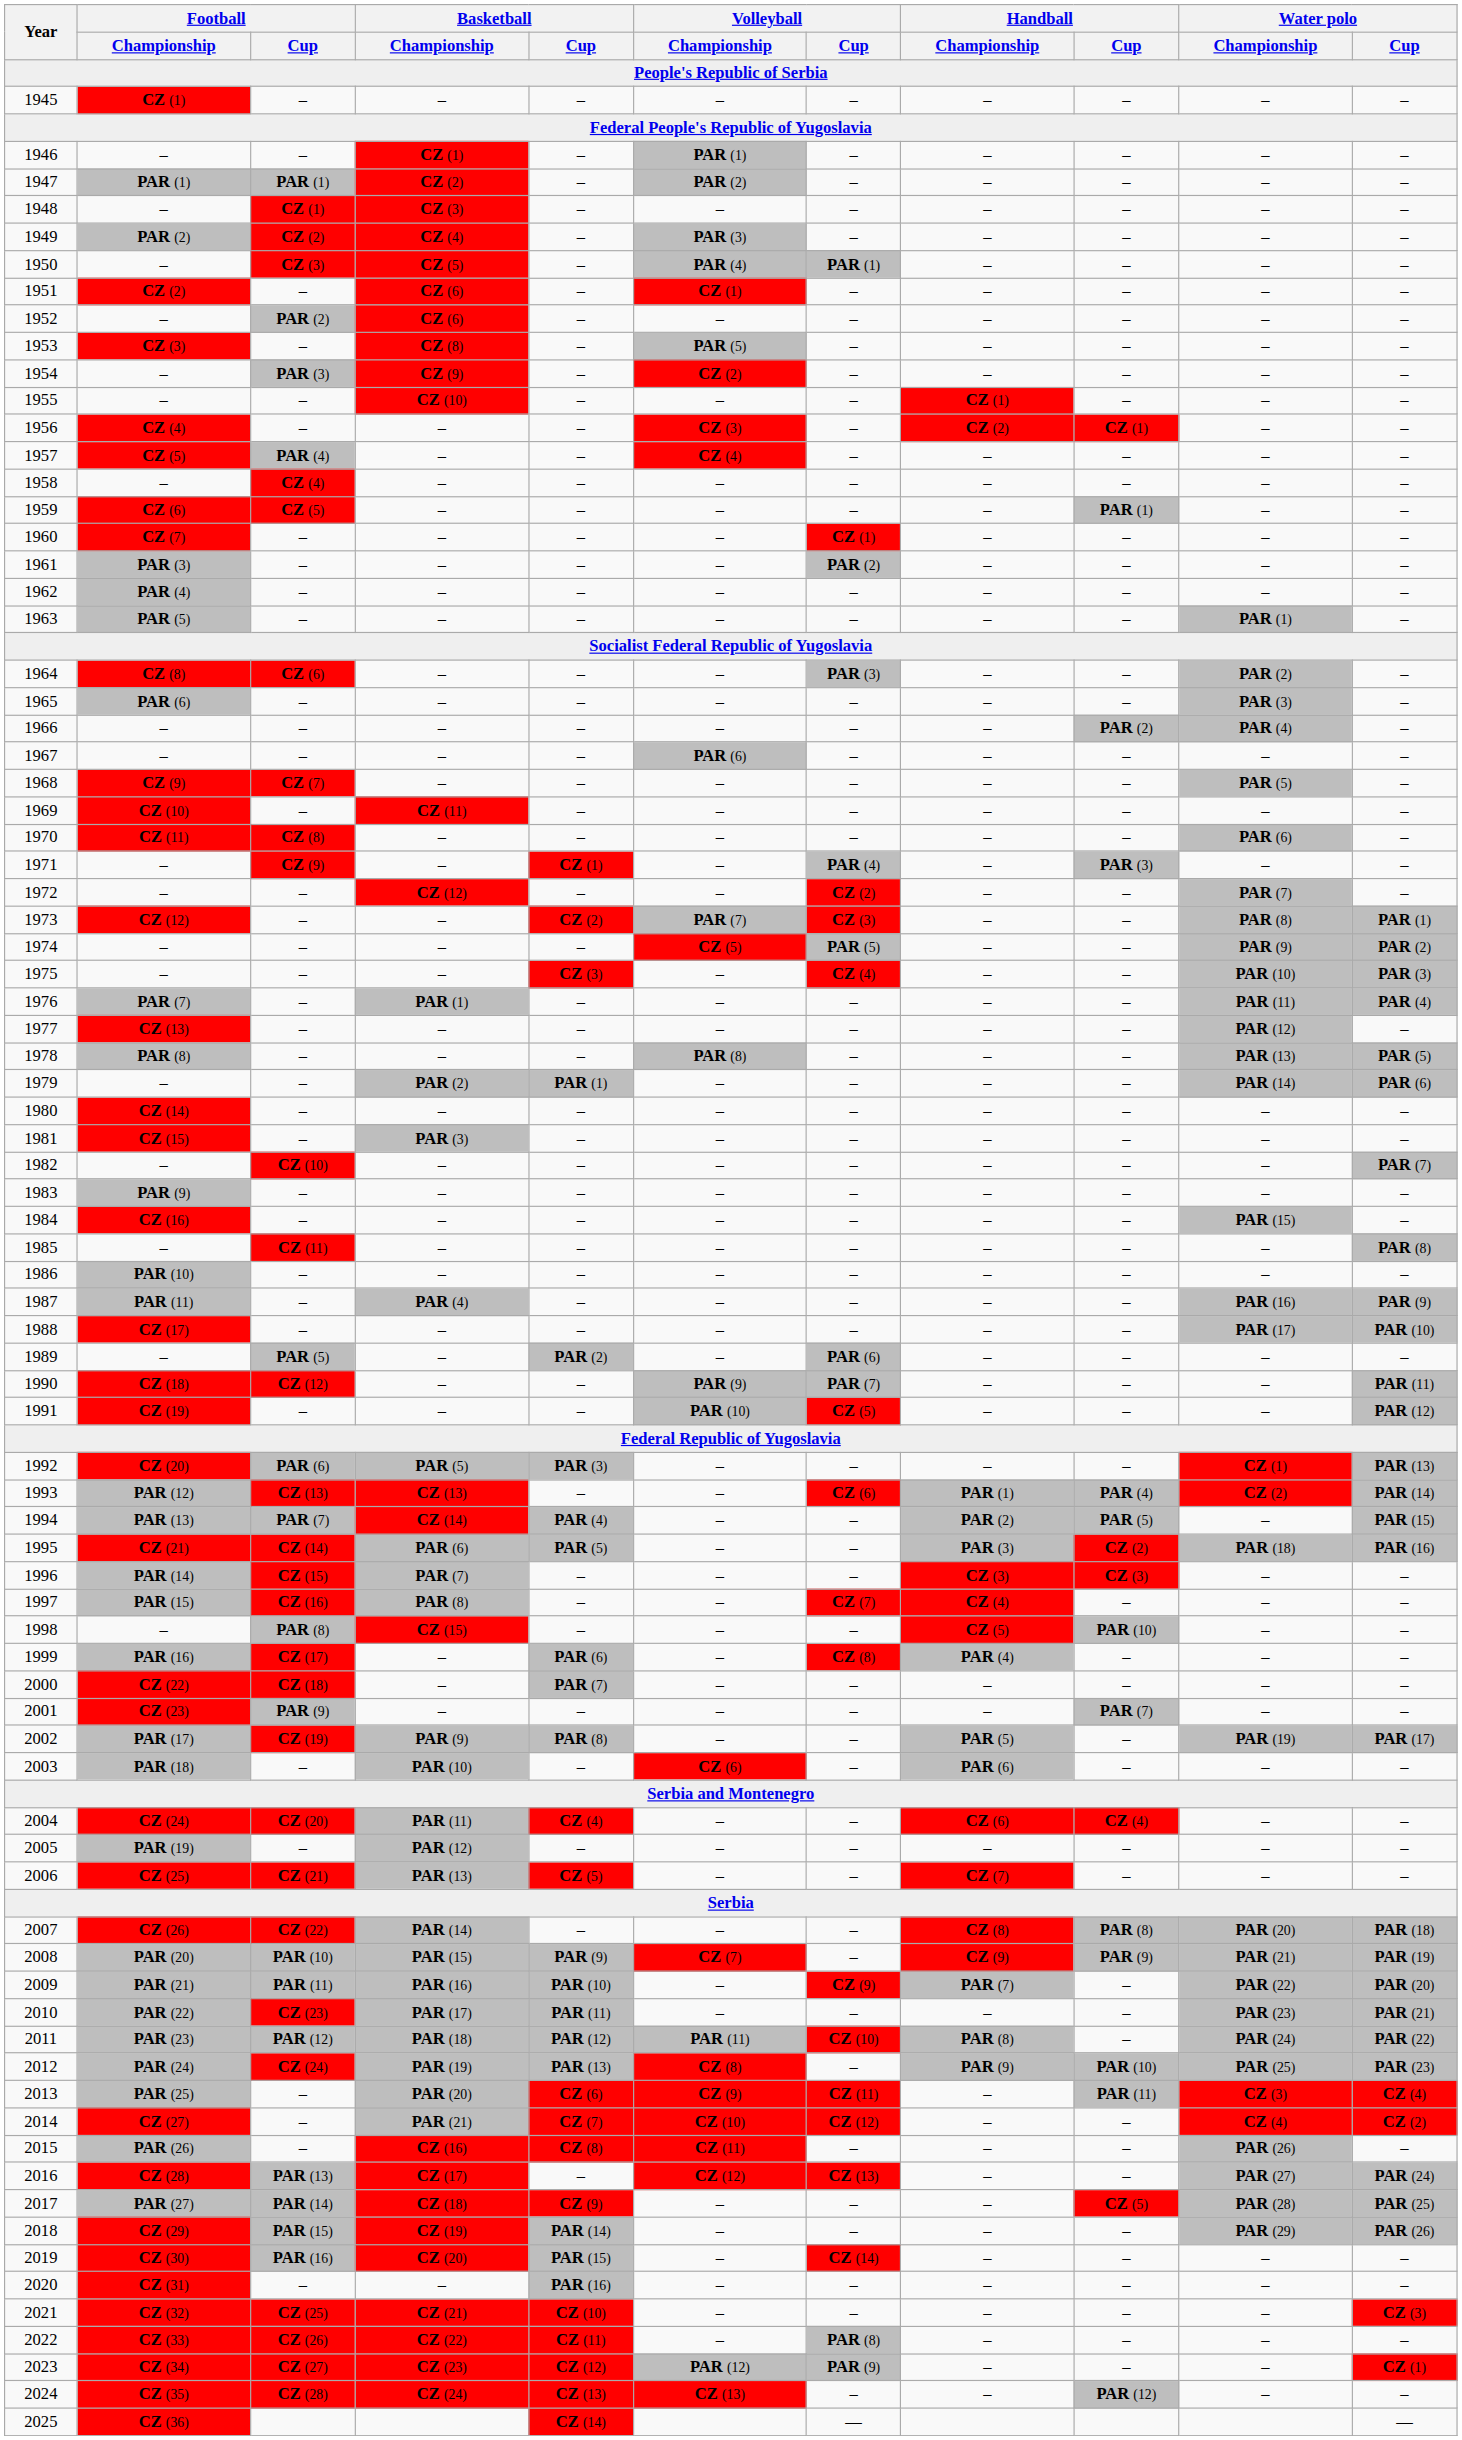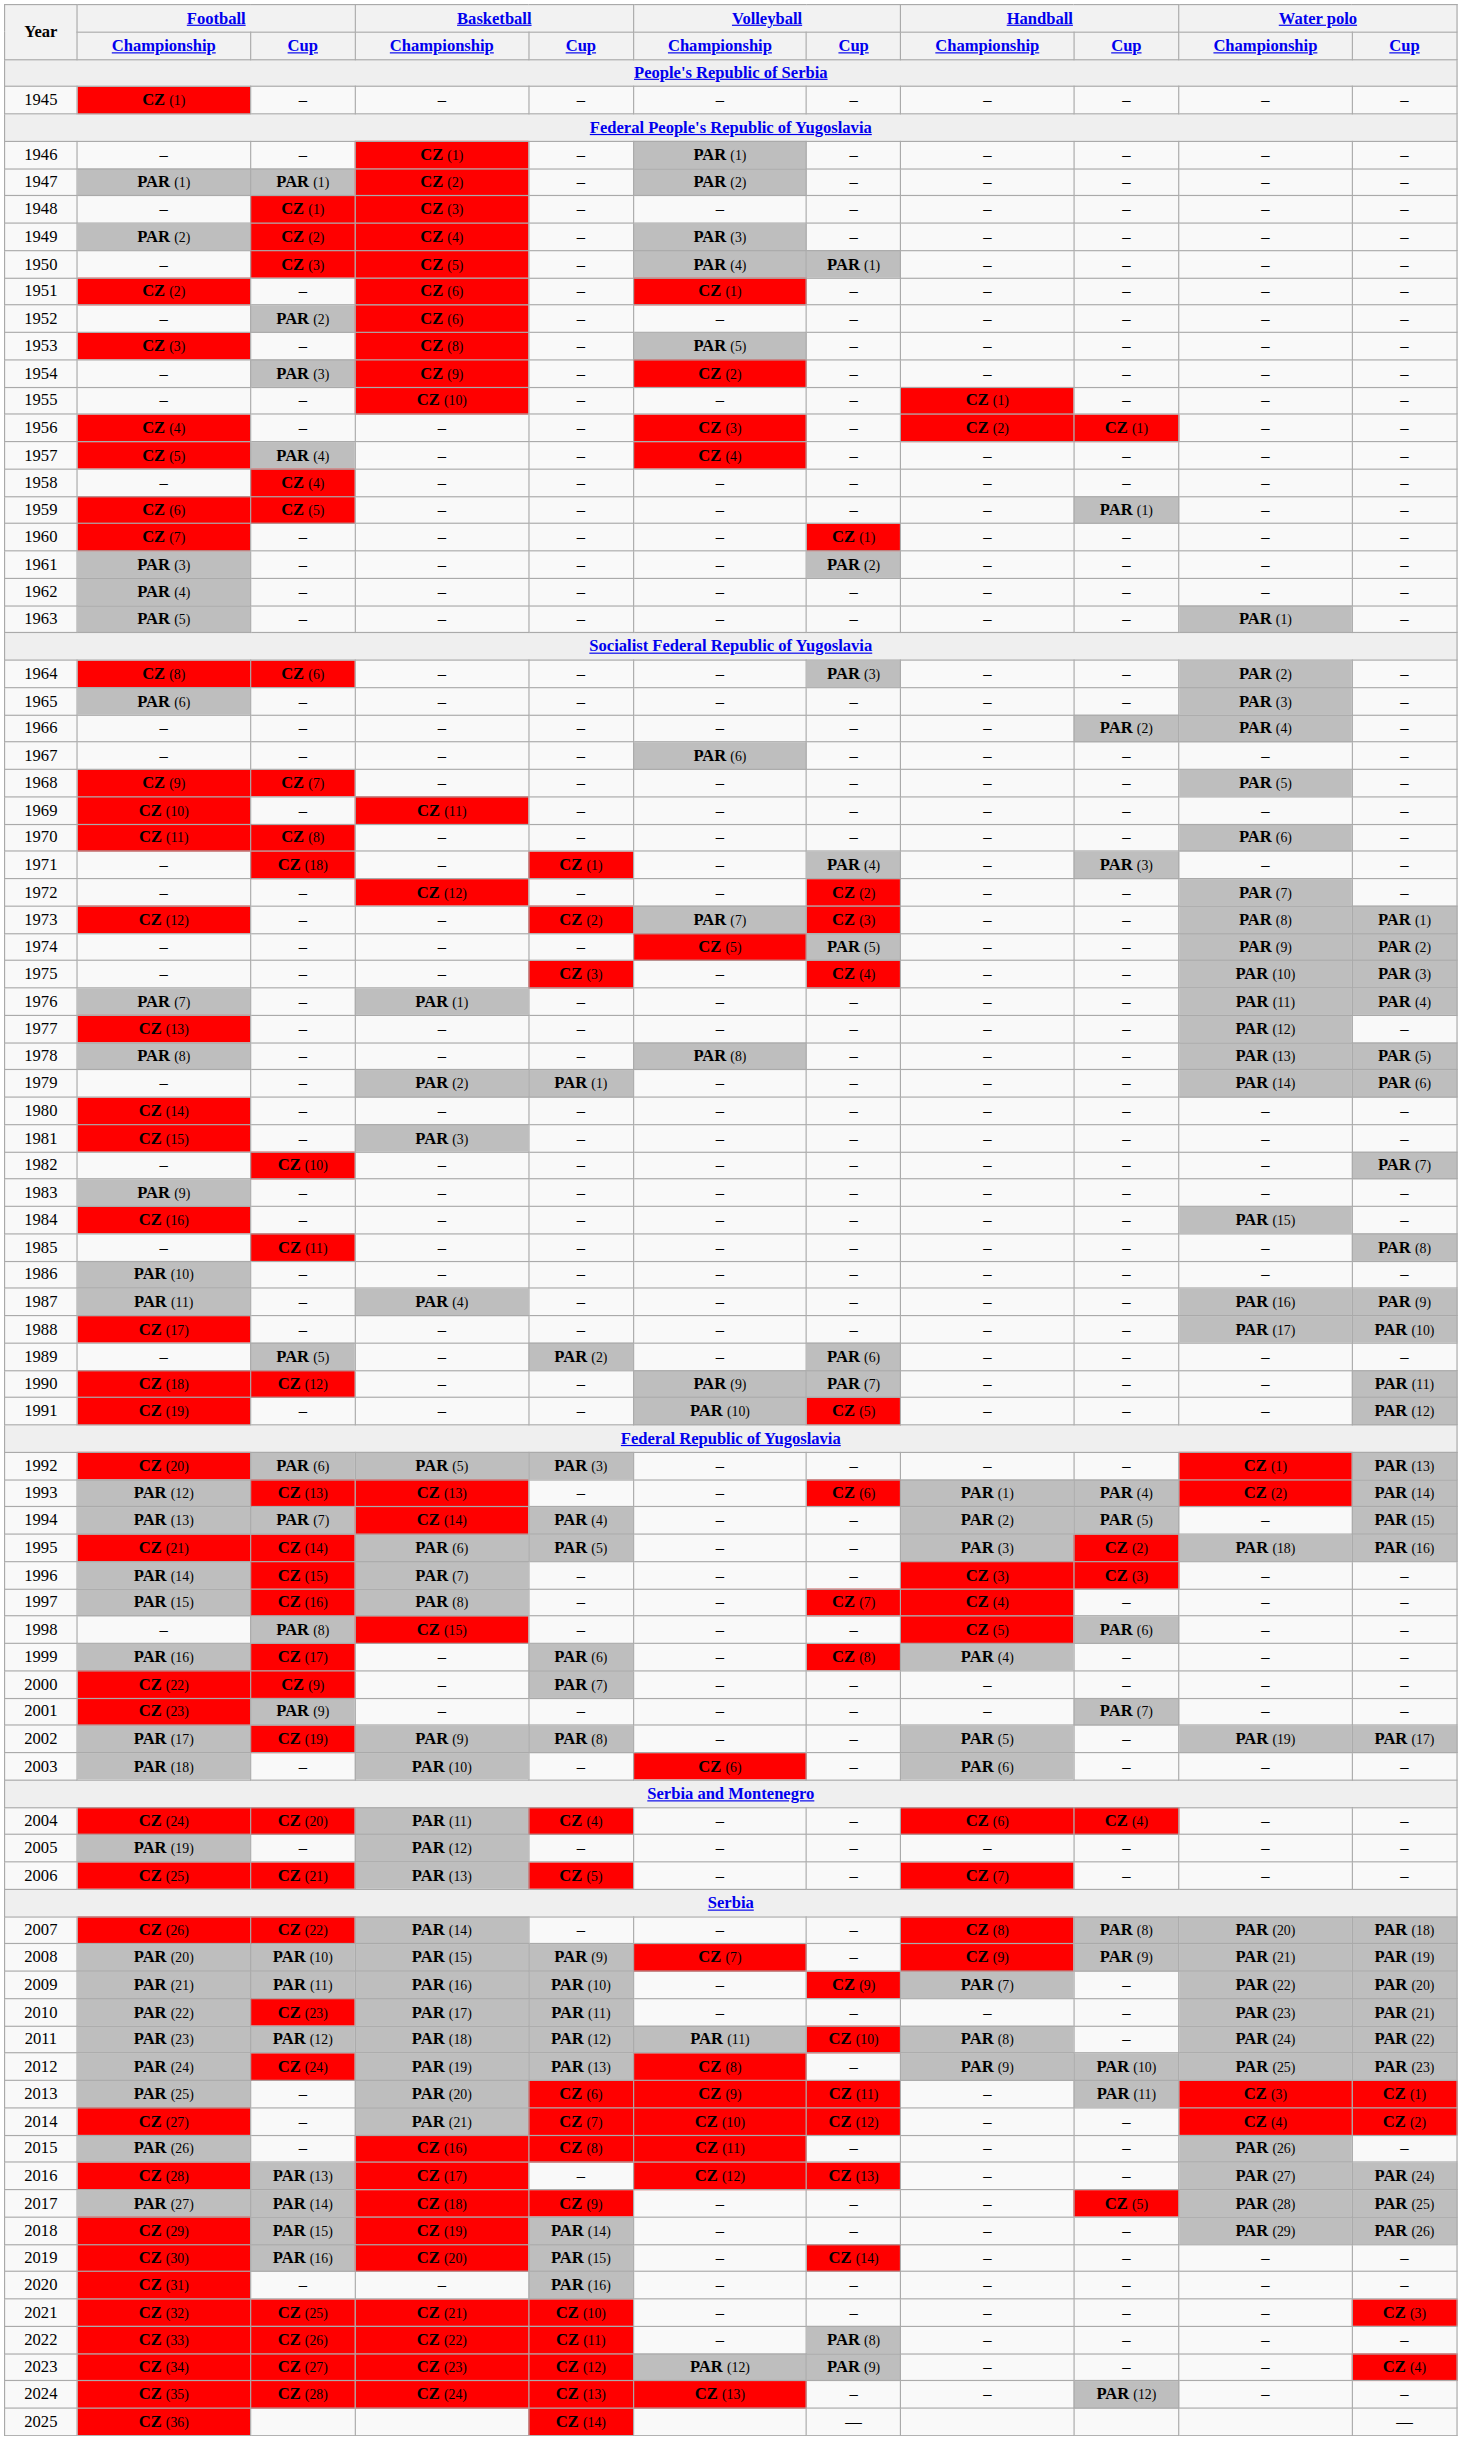(303, 865) CZ (9) -> (303, 865) CZ (18)
(1126, 1629) PAR (10) -> (1126, 1629) PAR (6)
(303, 1684) CZ (18) -> (303, 1684) CZ (9)
(1404, 2094) CZ (4) -> (1404, 2094) CZ (1)
(1404, 2367) CZ (1) -> (1404, 2367) CZ (4)
